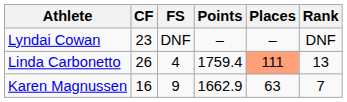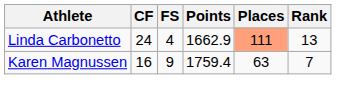- row: (54, 40)
(144, 63) 26 -> (144, 40) 24
(220, 63) 1759.4 -> (209, 40) 1662.9
(220, 86) 1662.9 -> (209, 63) 1759.4
